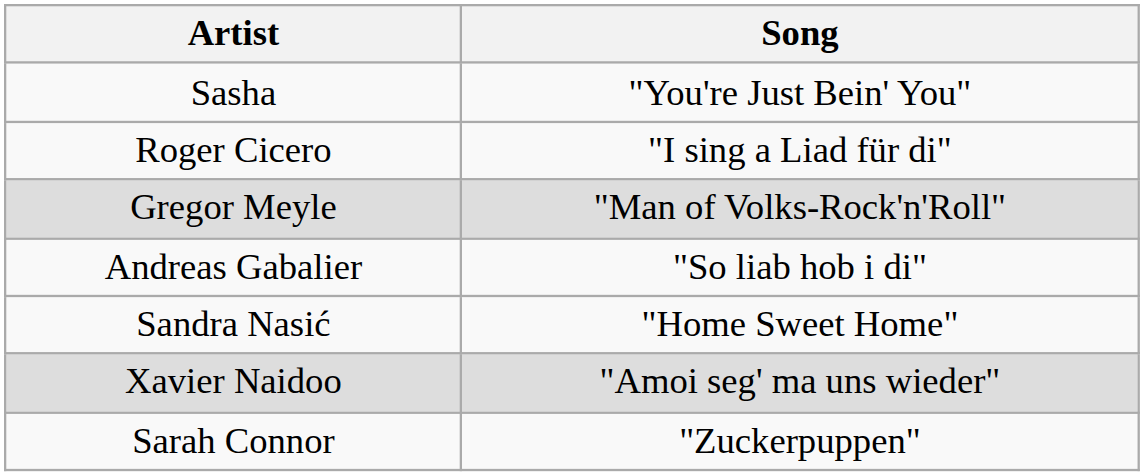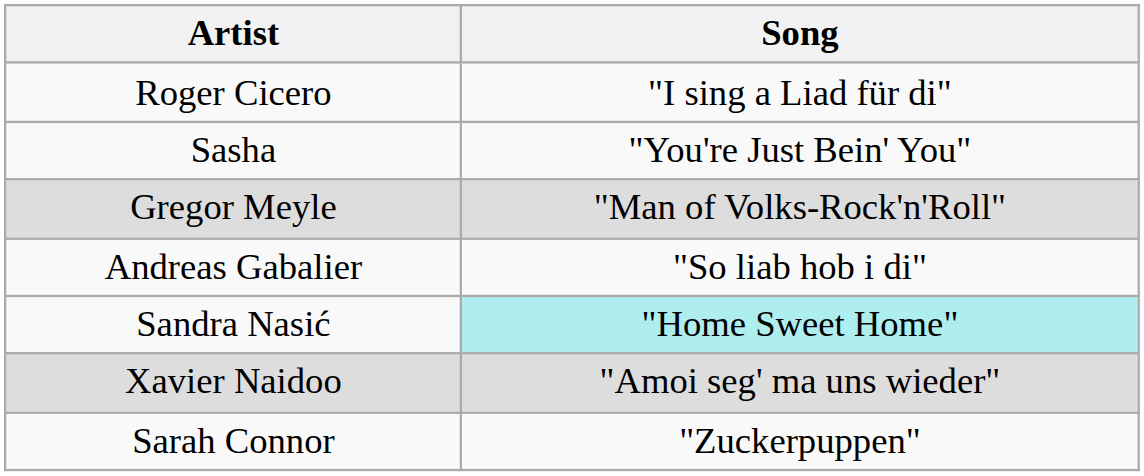rows swapped: (233, 149) <-> (233, 91)
(800, 324) no background -> (800, 324) paleturquoise background
